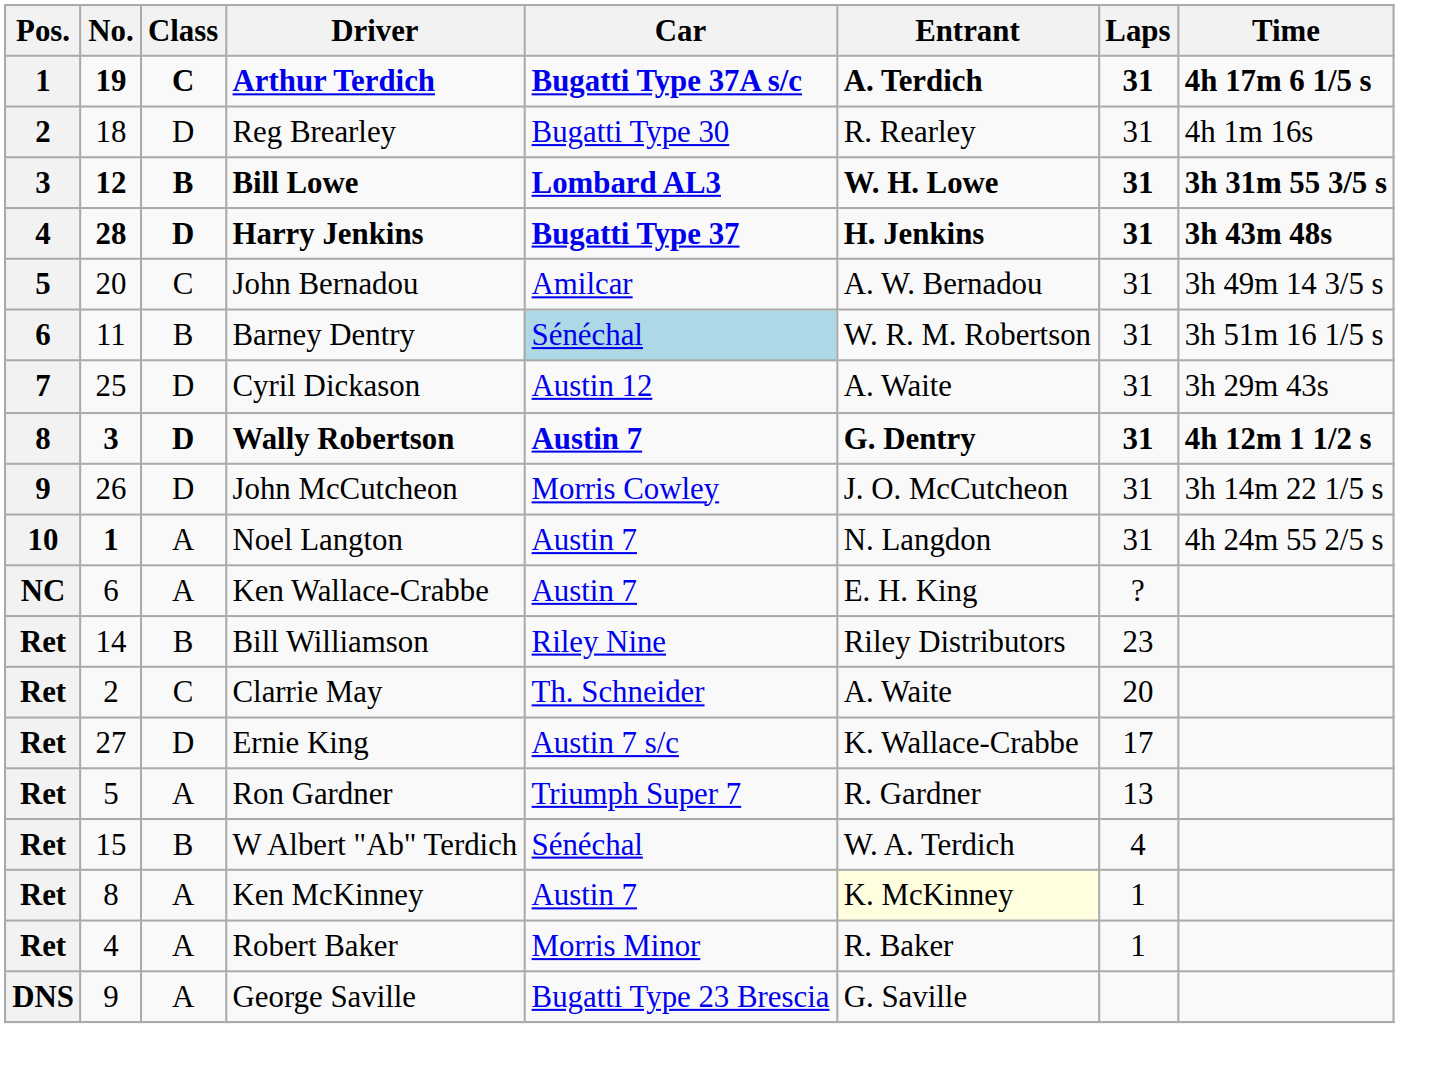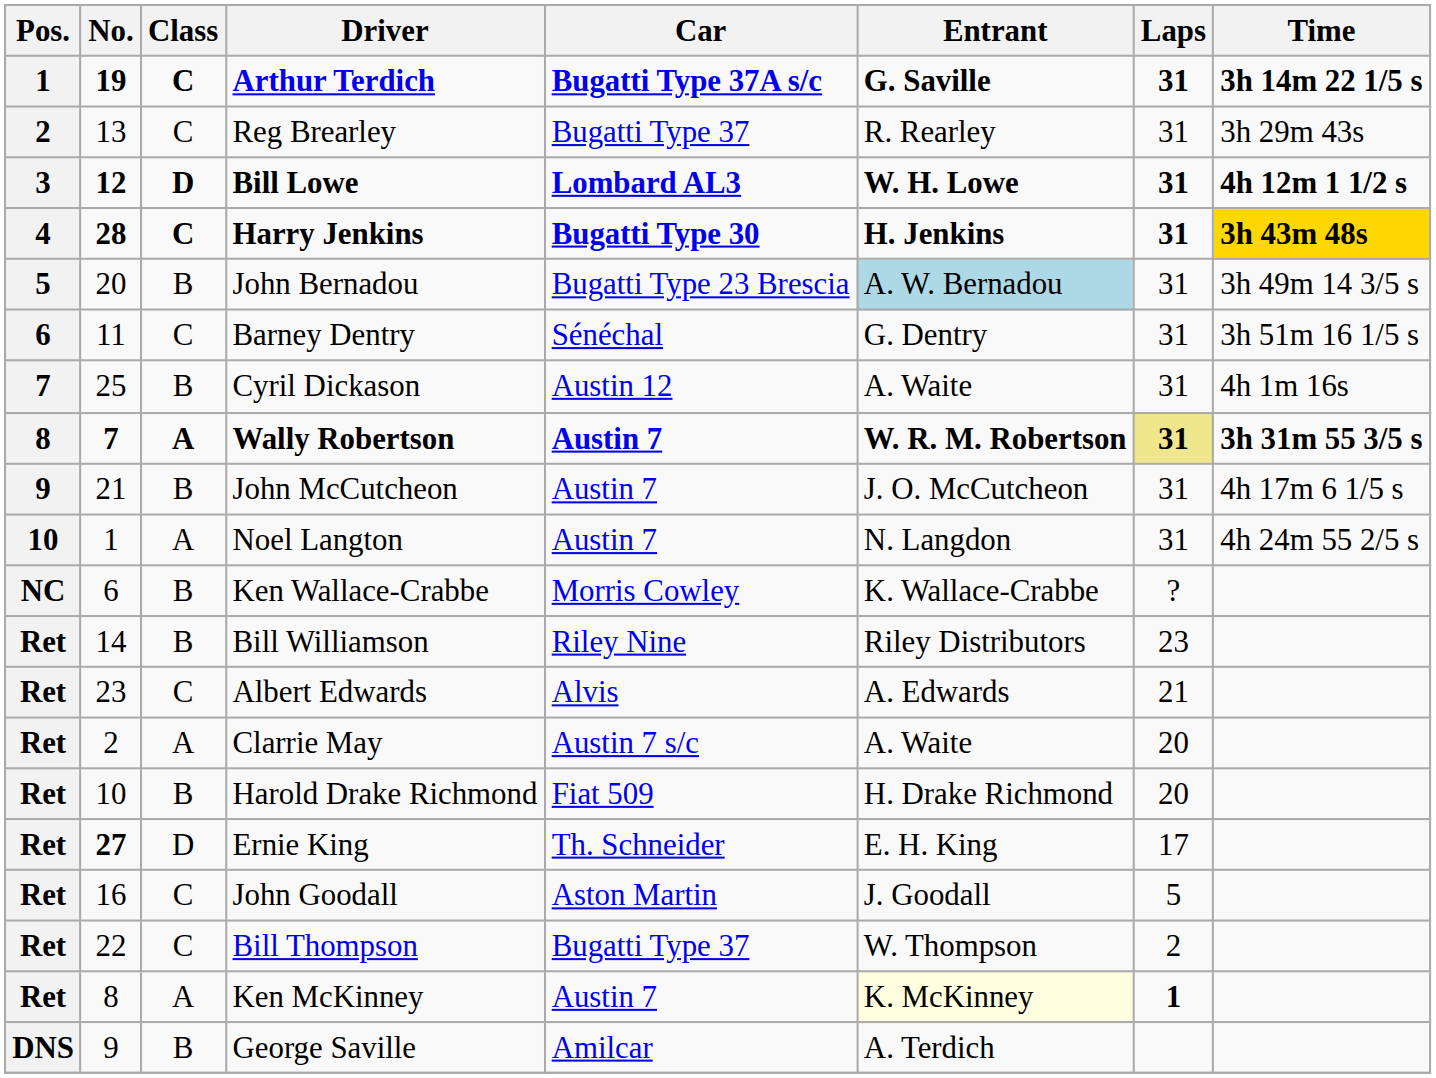(913, 81) A. Terdich -> (927, 81) G. Saville
(1278, 81) 4h 17m 6 1/5 s -> (1321, 81) 3h 14m 22 1/5 s
(111, 131) 18 -> (111, 131) 13
(183, 131) D -> (183, 131) C
(630, 131) Bugatti Type 30 -> (651, 131) Bugatti Type 37
(1249, 131) 4h 1m 16s -> (1292, 131) 3h 29m 43s
(183, 182) B -> (183, 182) D
(1286, 182) 3h 31m 55 3/5 s -> (1314, 182) 4h 12m 1 1/2 s
(183, 233) D -> (183, 233) C
(636, 233) Bugatti Type 37 -> (656, 233) Bugatti Type 30
(1259, 233) no background -> (1294, 233) gold background
(183, 284) C -> (183, 284) B
(582, 284) Amilcar -> (701, 284) Bugatti Type 23 Brescia
(943, 284) no background -> (963, 284) lightblue background
(183, 335) B -> (183, 335) C
(587, 335) lightblue background -> (607, 335) no background
(967, 335) W. R. M. Robertson -> (926, 335) G. Dentry
(183, 386) D -> (183, 386) B
(1257, 386) 3h 29m 43s -> (1285, 386) 4h 1m 16s
(111, 437) 3 -> (111, 437) 7
(183, 437) D -> (183, 437) A
(910, 437) G. Dentry -> (995, 437) W. R. M. Robertson
(1138, 437) no background -> (1173, 437) khaki background
(1278, 437) 4h 12m 1 1/2 s -> (1321, 437) 3h 31m 55 3/5 s
(111, 488) 26 -> (111, 488) 21
(183, 488) D -> (183, 488) B
(625, 488) Morris Cowley -> (604, 488) Austin 7
(1284, 488) 3h 14m 22 1/5 s -> (1312, 488) 4h 17m 6 1/5 s
(111, 538) bold -> (111, 538) normal
(183, 589) A -> (183, 589) B
(584, 589) Austin 7 -> (645, 589) Morris Cowley
(911, 589) E. H. King -> (981, 589) K. Wallace-Crabbe
+ row: (330, 691)
(183, 691) C -> (183, 742) A
(618, 691) Th. Schneider -> (625, 742) Austin 7 s/c
+ row: (385, 793)
(111, 742) normal -> (111, 844) bold
(605, 742) Austin 7 s/c -> (638, 844) Th. Schneider
(961, 742) K. Wallace-Crabbe -> (931, 844) E. H. King
- row: (313, 793)
+ row: (315, 895)
- row: (375, 844)
+ row: (325, 945)
(1138, 895) normal -> (1173, 996) bold
- row: (315, 945)
(183, 996) A -> (183, 1047) B
(681, 996) Bugatti Type 23 Brescia -> (602, 1047) Amilcar
(905, 996) G. Saville -> (929, 1047) A. Terdich
